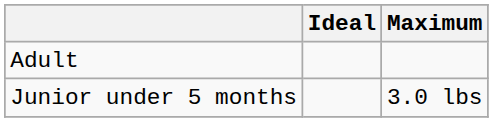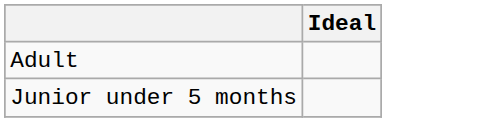- column: (435, 23)
